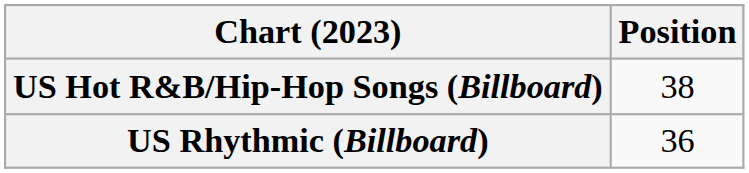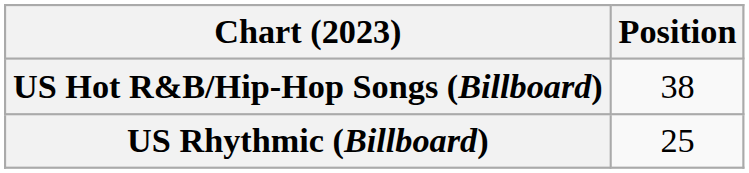(678, 140) 36 -> (678, 140) 25
